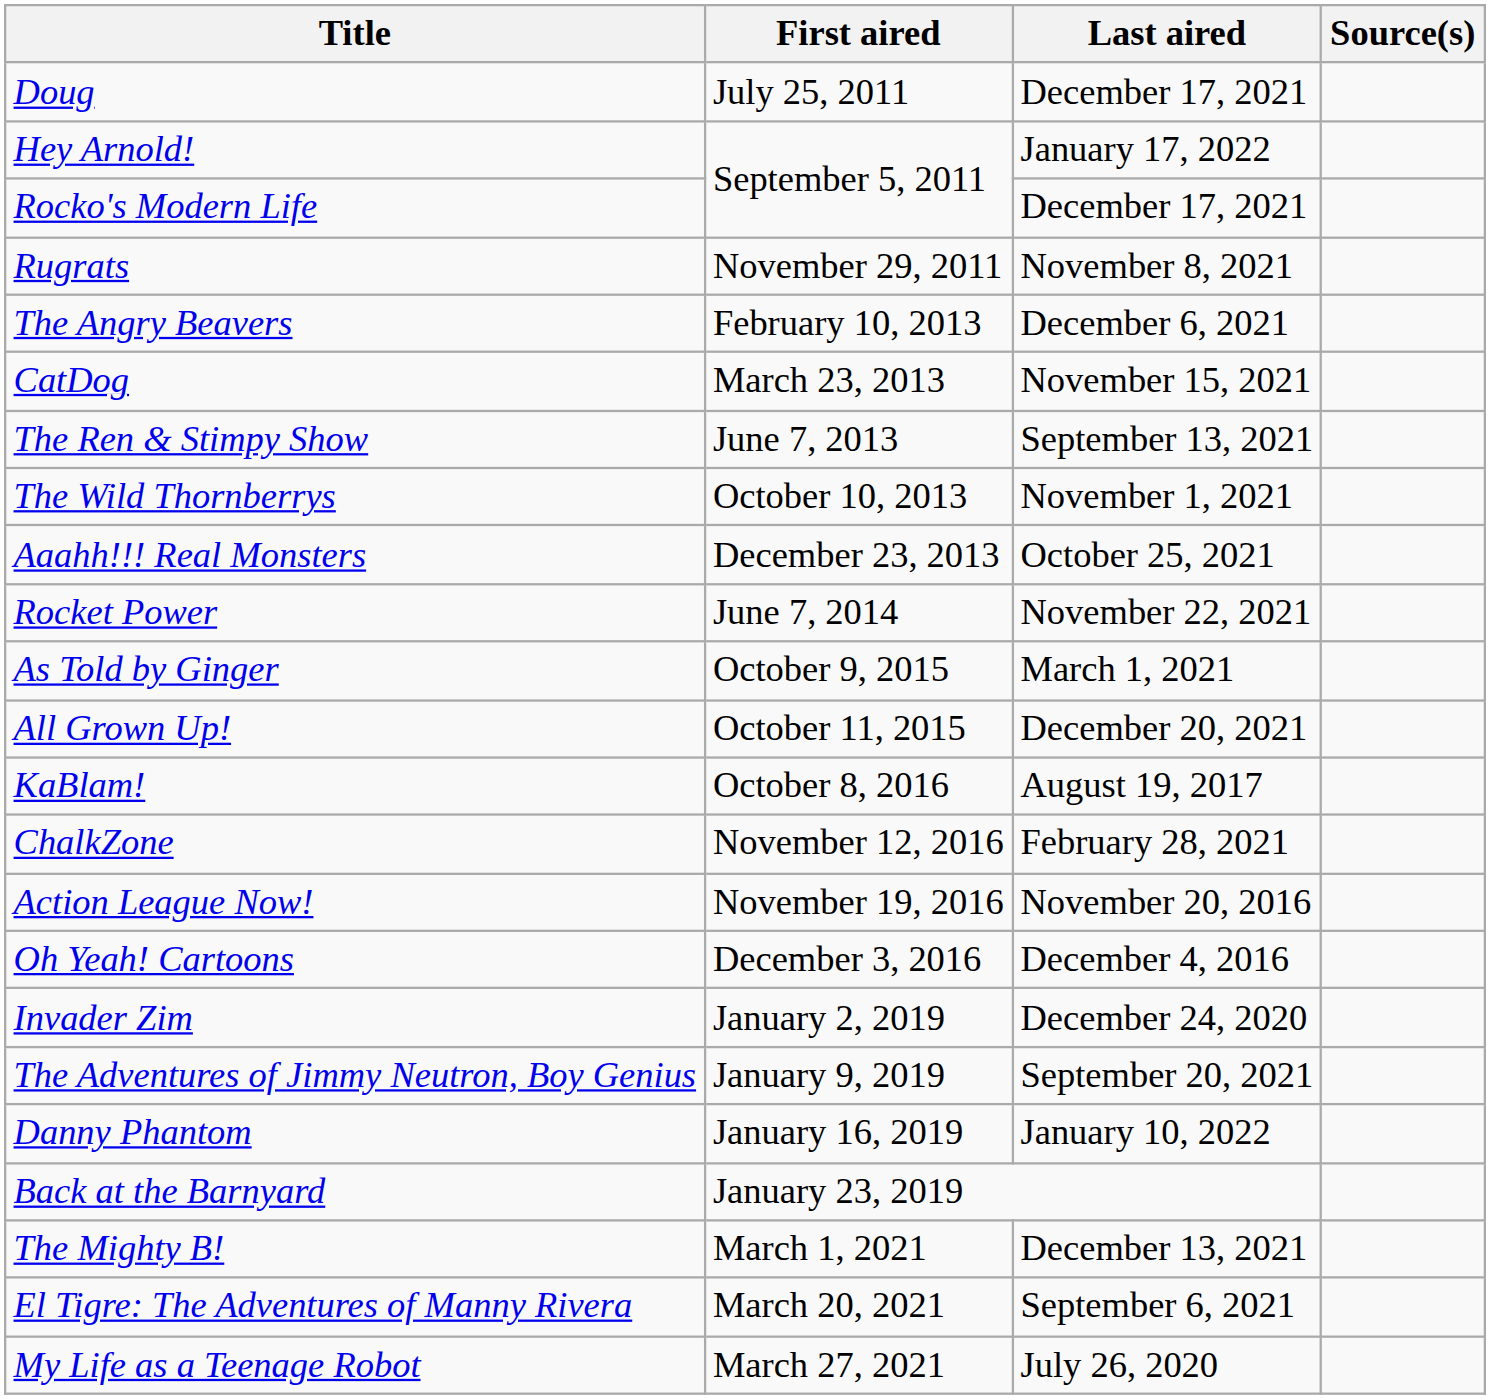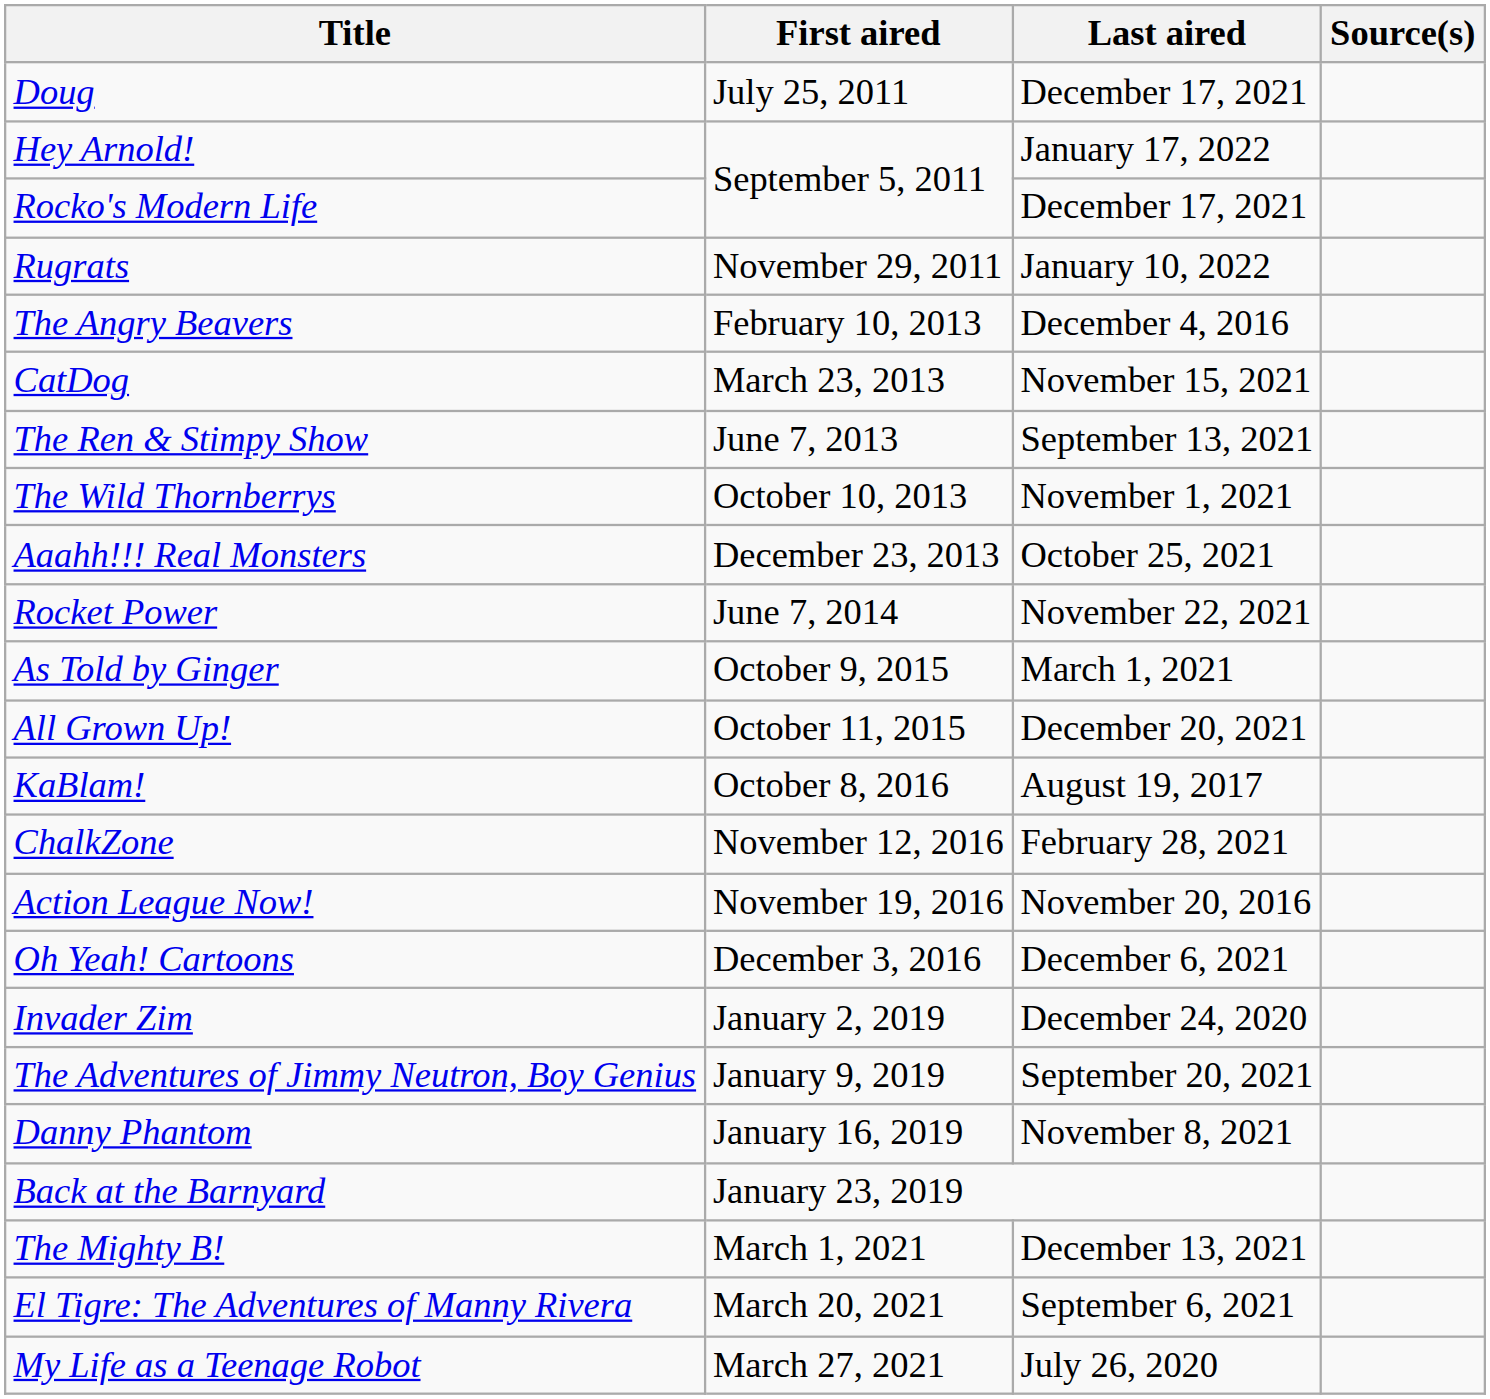(1157, 264) November 8, 2021 -> (1146, 264) January 10, 2022
(1155, 322) December 6, 2021 -> (1155, 322) December 4, 2016
(1155, 959) December 4, 2016 -> (1155, 959) December 6, 2021
(1146, 1132) January 10, 2022 -> (1157, 1132) November 8, 2021
